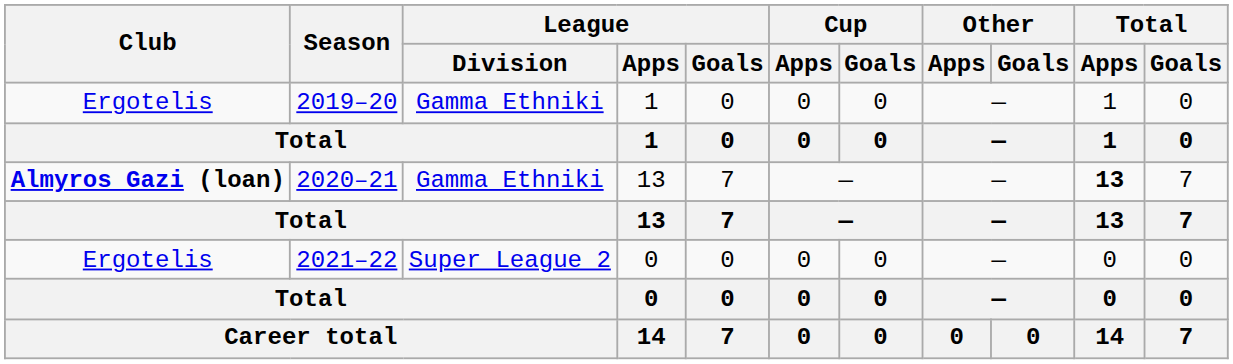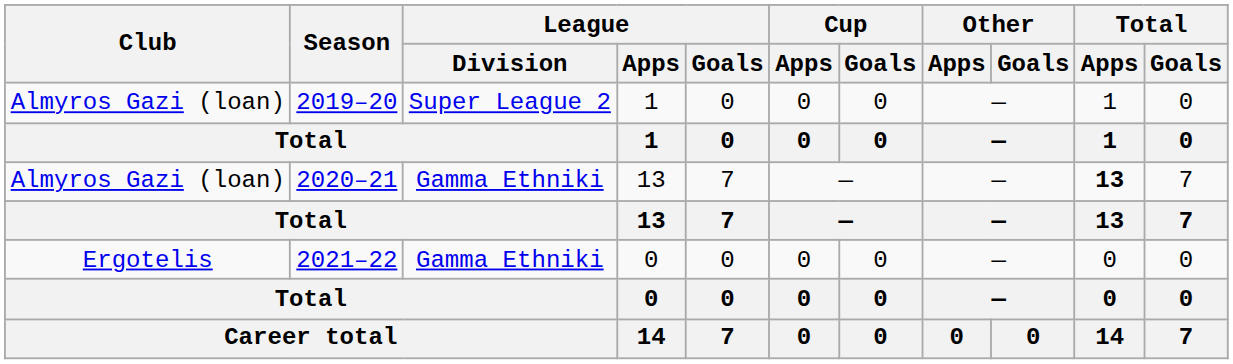(148, 103) Ergotelis -> (148, 103) Almyros Gazi (loan)
(510, 103) Gamma Ethniki -> (510, 103) Super League 2
(148, 181) bold -> (148, 181) normal
(510, 260) Super League 2 -> (510, 260) Gamma Ethniki
